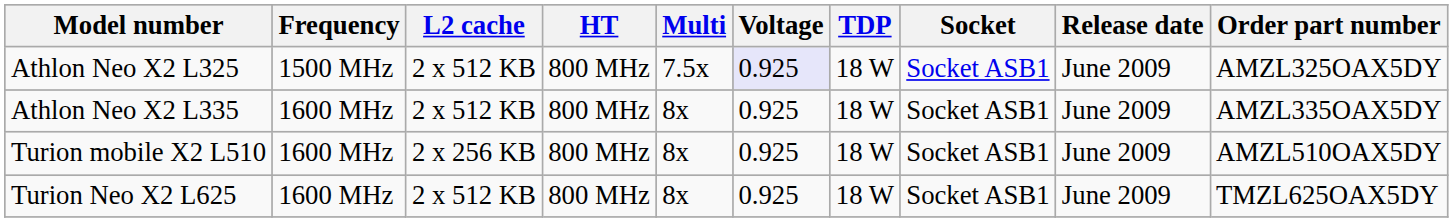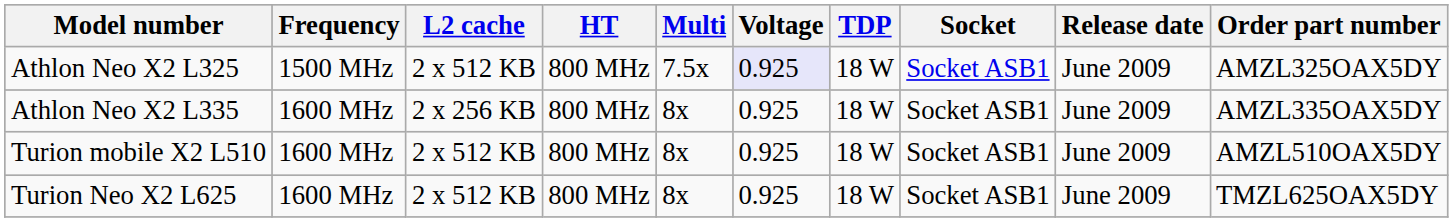(474, 110) 2 x 512 KB -> (474, 110) 2 x 256 KB
(474, 152) 2 x 256 KB -> (474, 152) 2 x 512 KB
